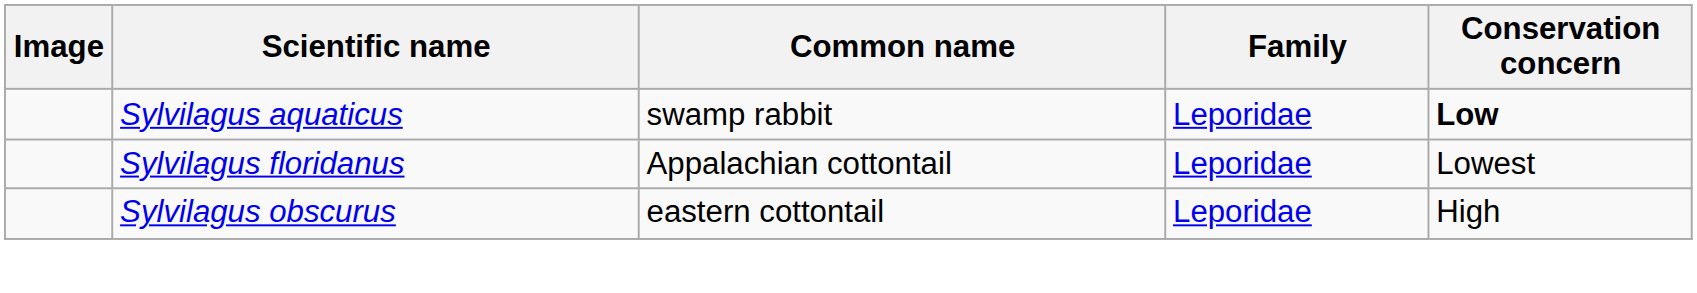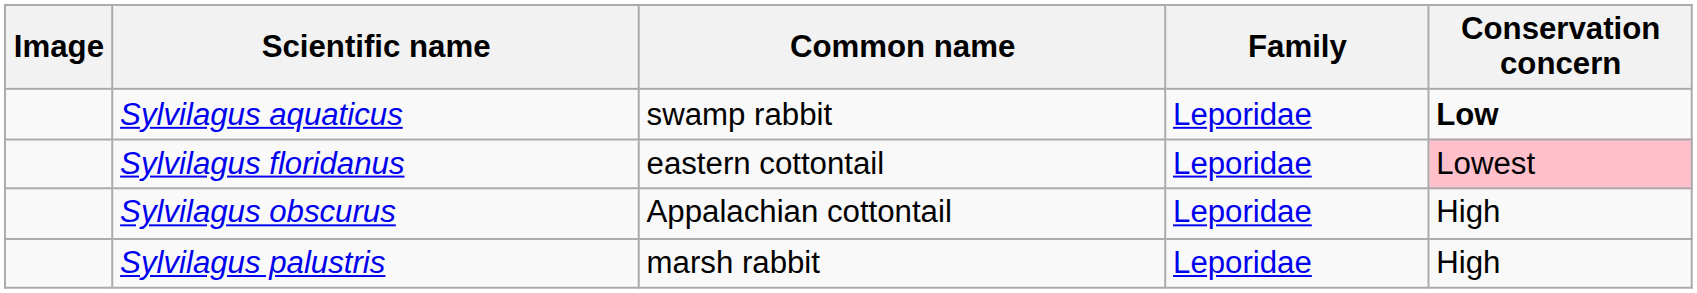(799, 163) Appalachian cottontail -> (765, 163) eastern cottontail
(1486, 163) no background -> (1486, 163) pink background
(765, 212) eastern cottontail -> (799, 212) Appalachian cottontail
+ row: (253, 262)
